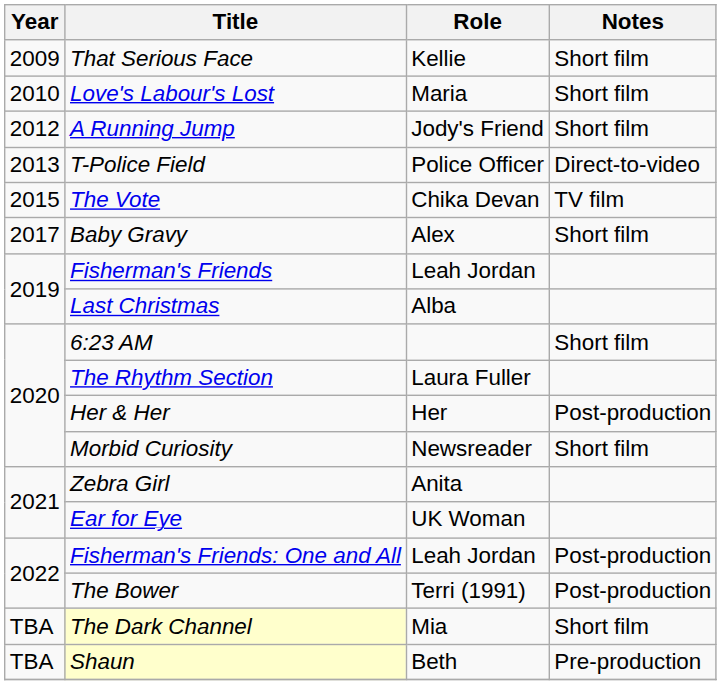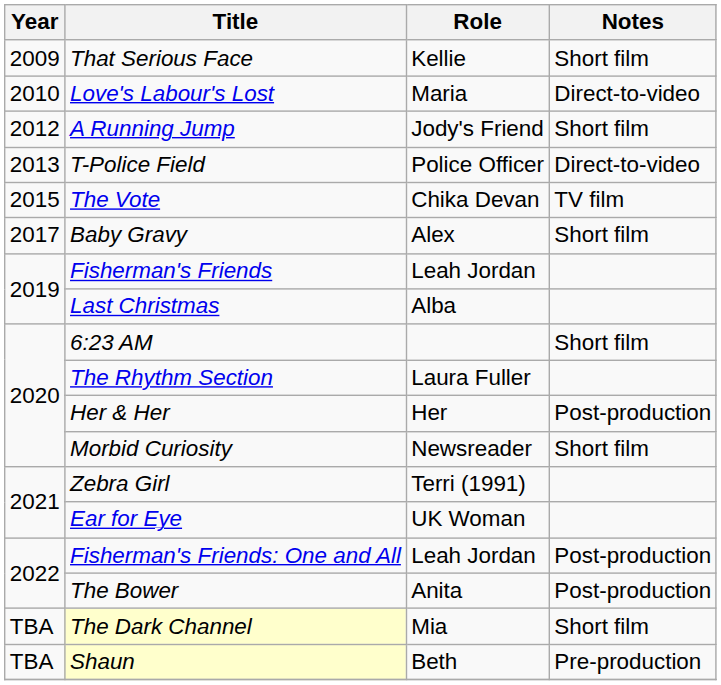(602, 93) Short film -> (627, 93) Direct-to-video
(437, 484) Anita -> (468, 484) Terri (1991)
(468, 590) Terri (1991) -> (437, 590) Anita
